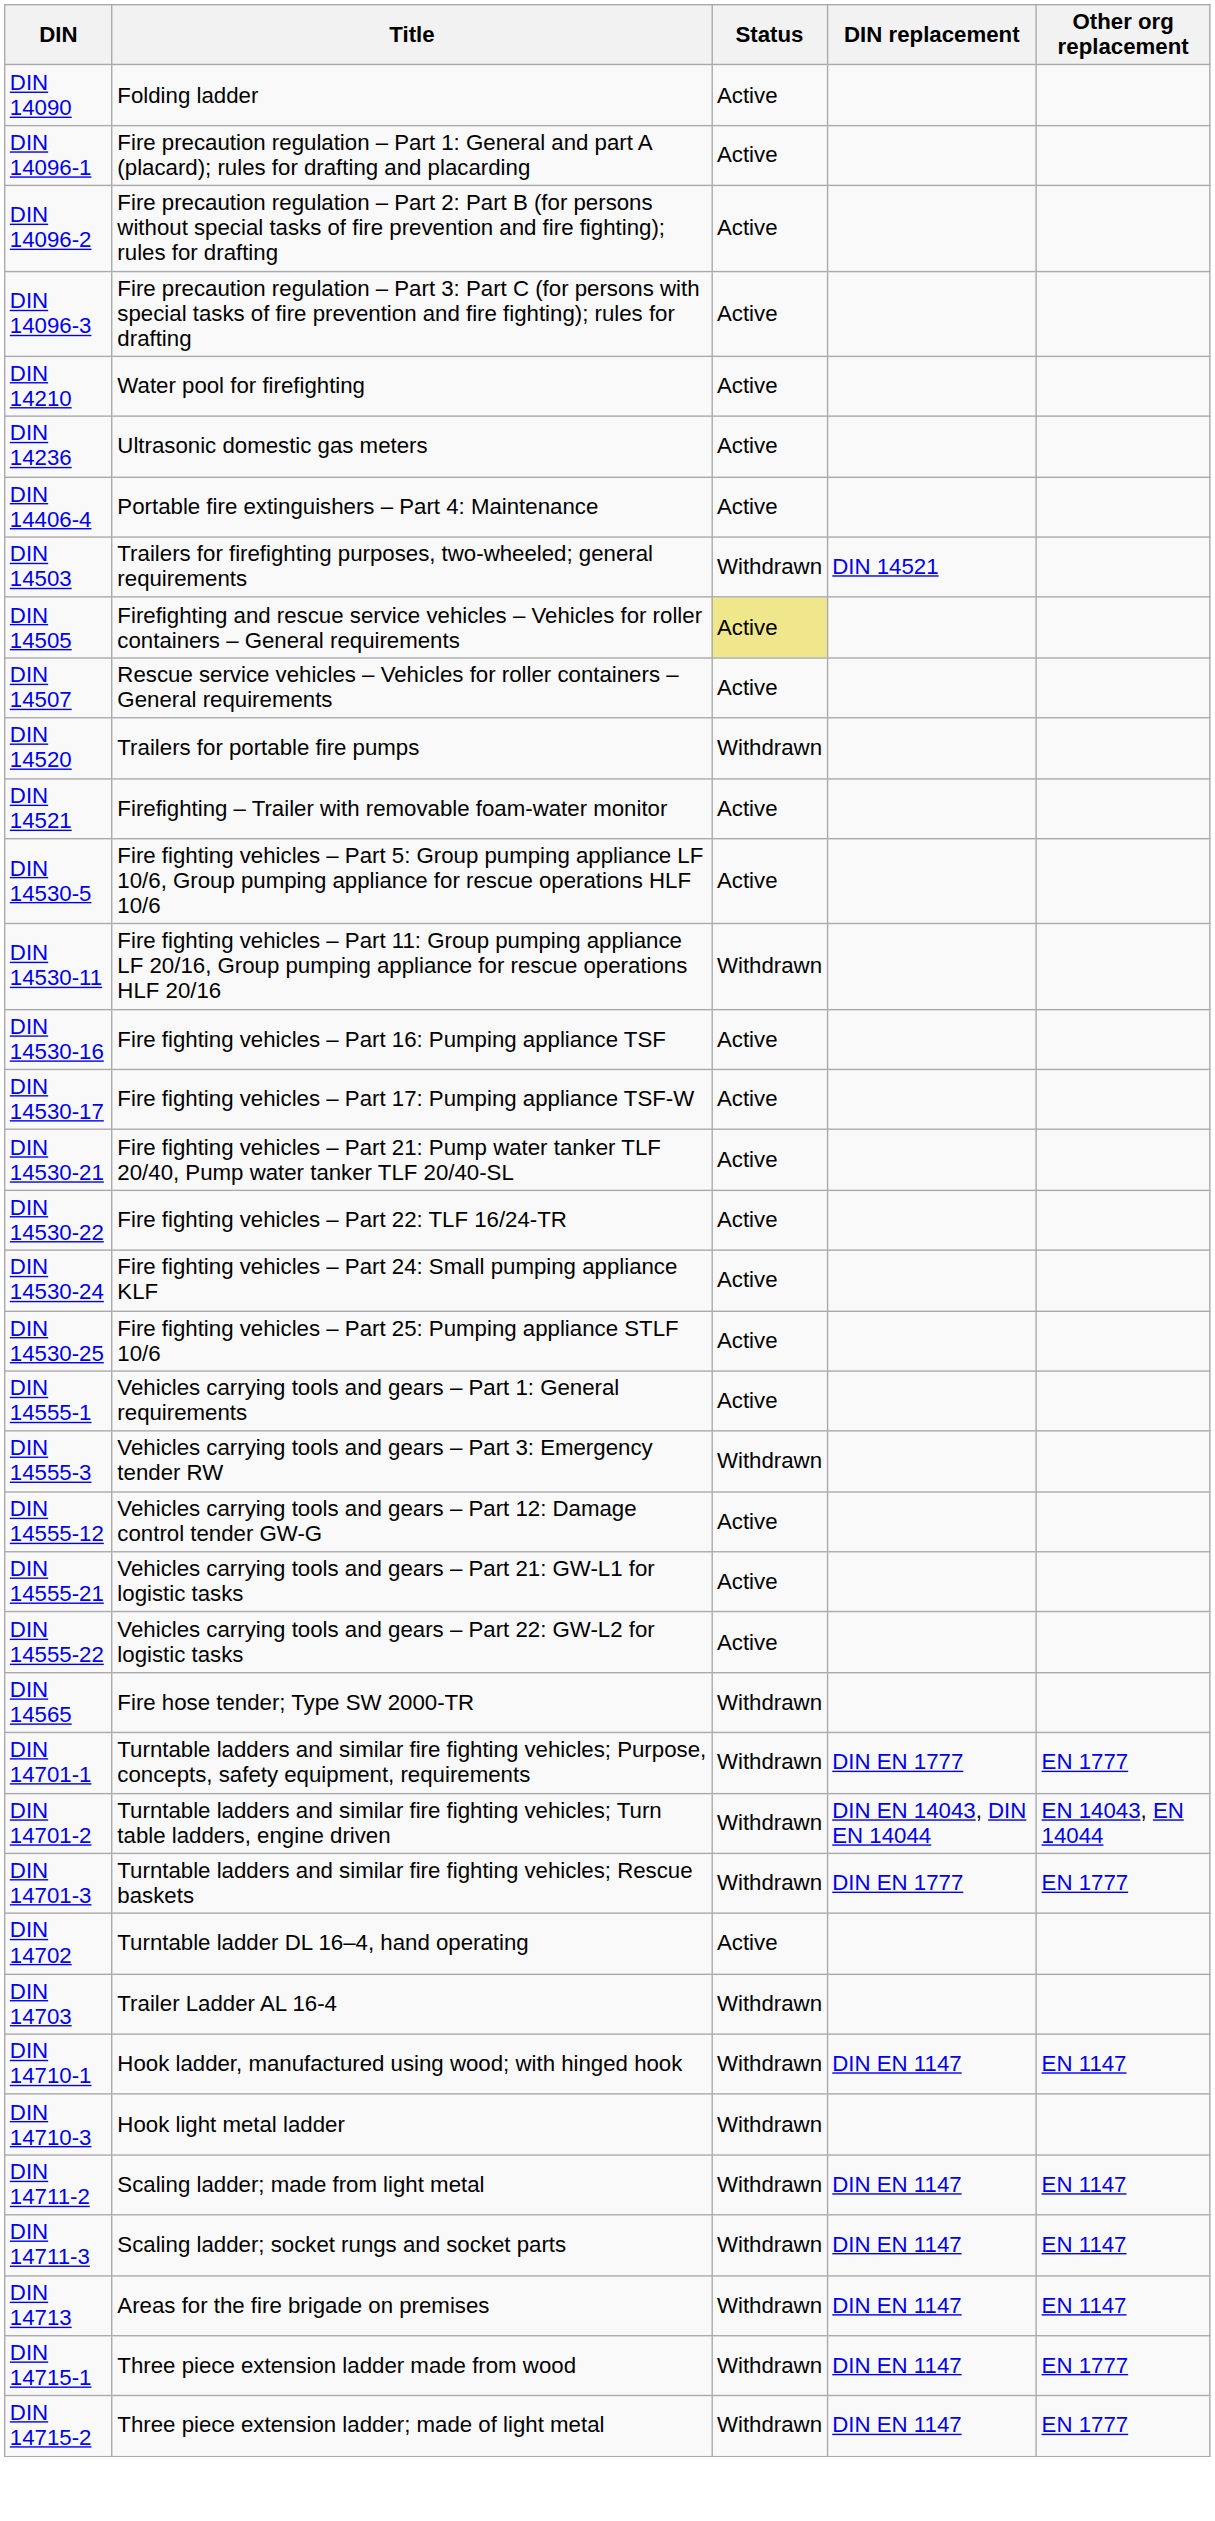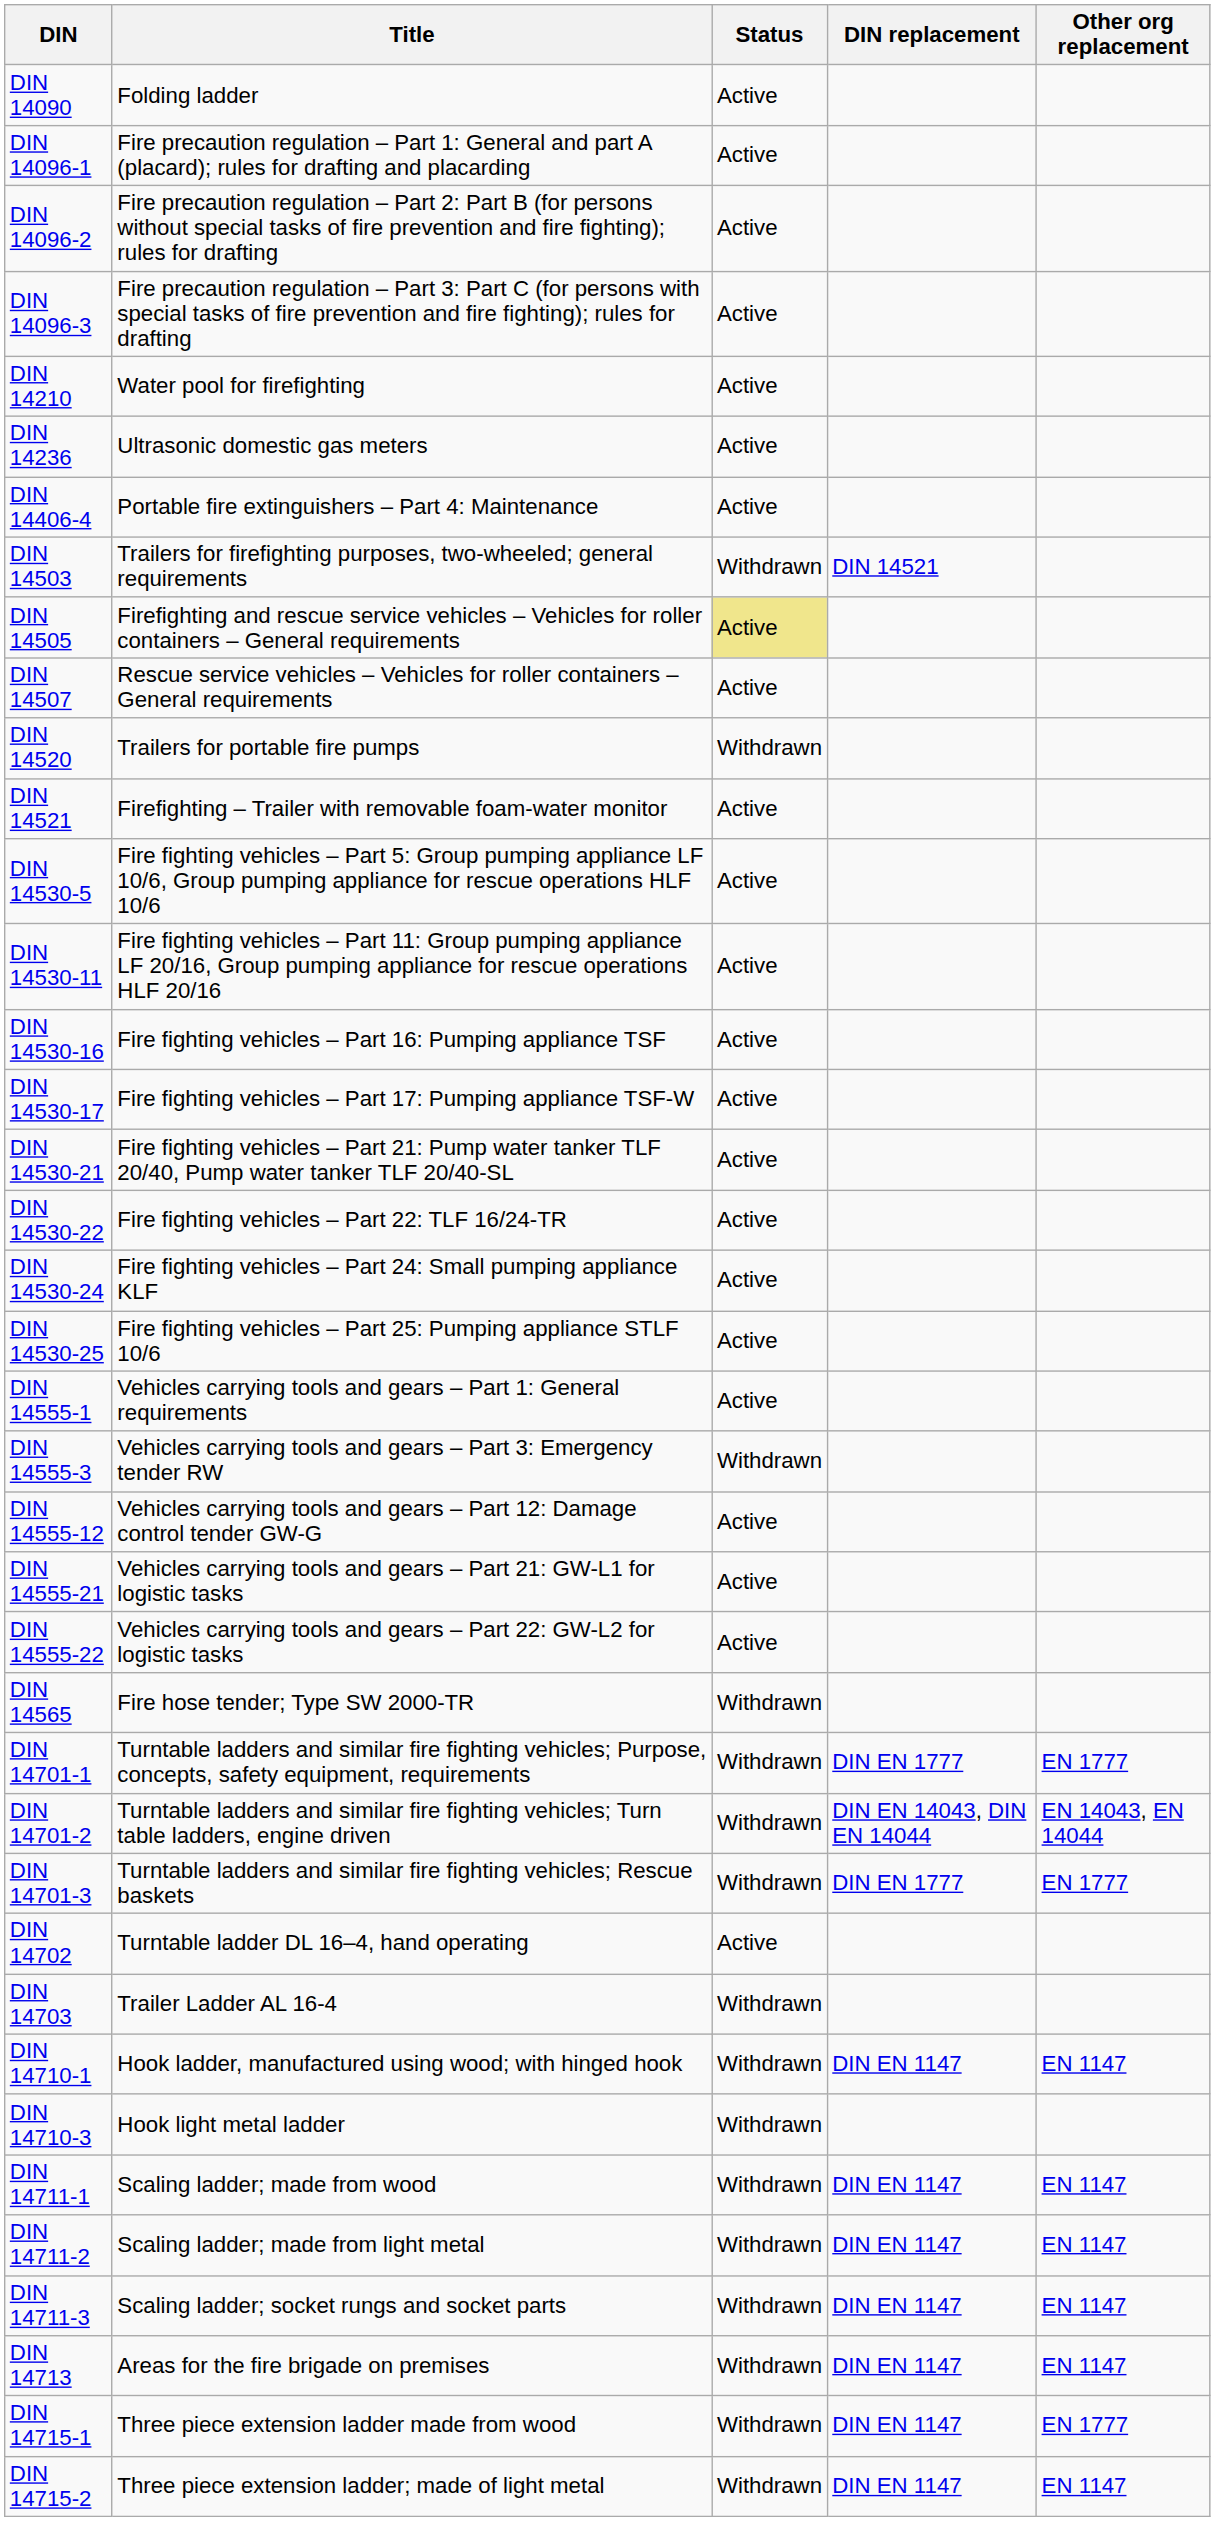(769, 966) Withdrawn -> (747, 966) Active
+ row: (50, 2184)
(1085, 2425) EN 1777 -> (1084, 2486) EN 1147
